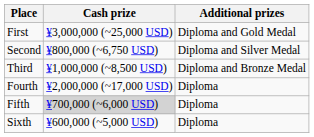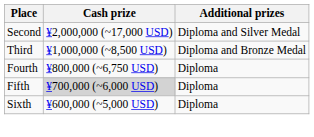- row: (18, 31)
(102, 50) ¥800,000 (~6,750 USD) -> (109, 31) ¥2,000,000 (~17,000 USD)
(109, 86) ¥2,000,000 (~17,000 USD) -> (102, 68) ¥800,000 (~6,750 USD)
